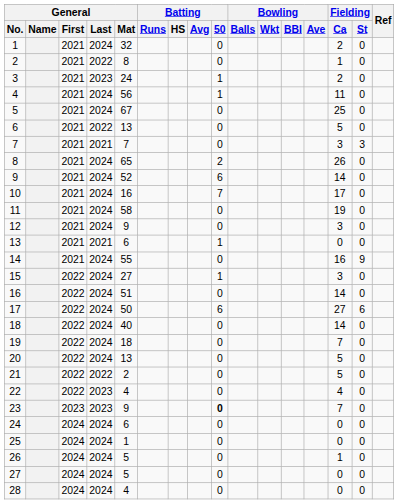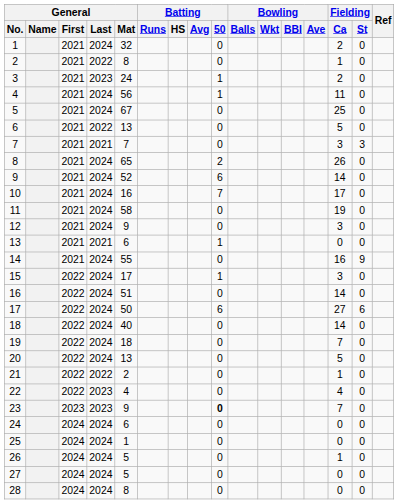(126, 276) 27 -> (126, 276) 17
(340, 375) 5 -> (340, 375) 1
(126, 491) 4 -> (126, 491) 8
